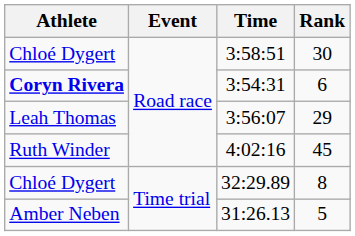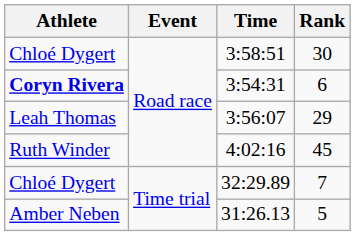(322, 182) 8 -> (322, 182) 7
